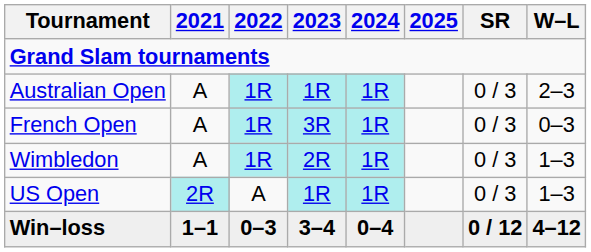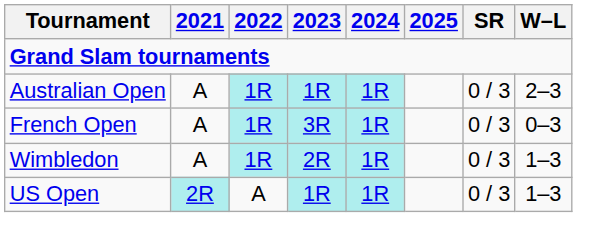- row: (57, 228)
